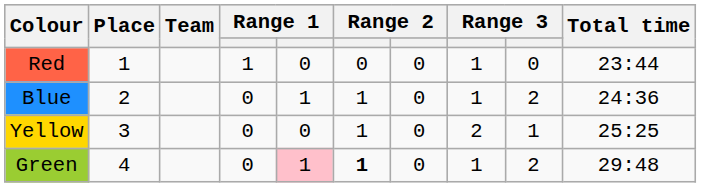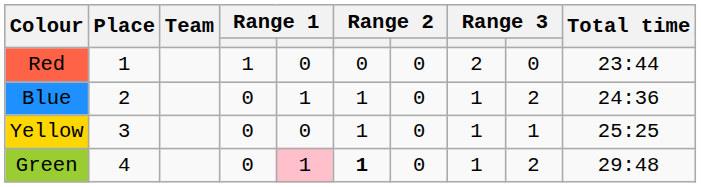(476, 65) 1 -> (476, 65) 2
(476, 132) 2 -> (476, 132) 1
